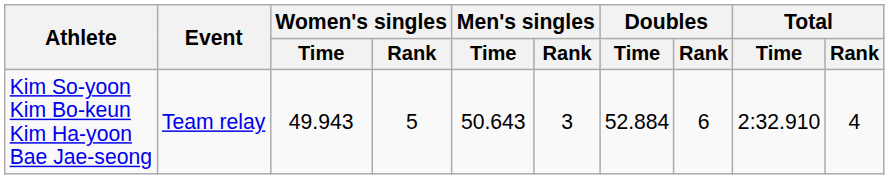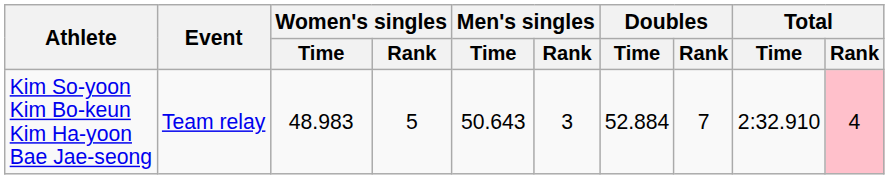(321, 122) 49.943 -> (321, 122) 48.983
(704, 122) 6 -> (704, 122) 7
(854, 122) no background -> (854, 122) pink background
